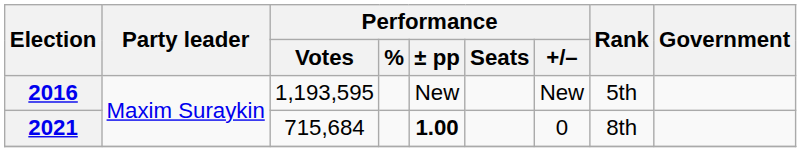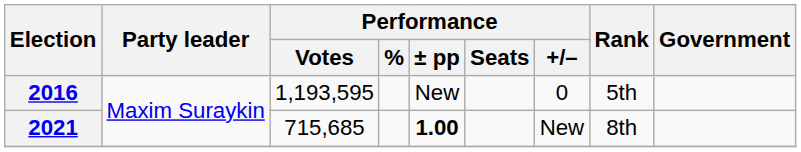(562, 92) New -> (562, 92) 0
(325, 127) 715,684 -> (325, 127) 715,685
(562, 127) 0 -> (562, 127) New
